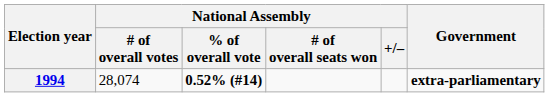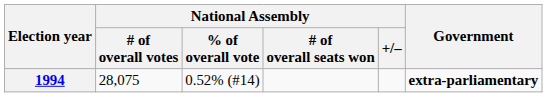(119, 80) 28,074 -> (119, 80) 28,075
(224, 80) bold -> (222, 80) normal
